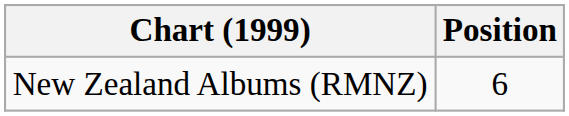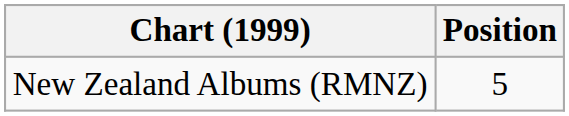(500, 83) 6 -> (500, 83) 5
